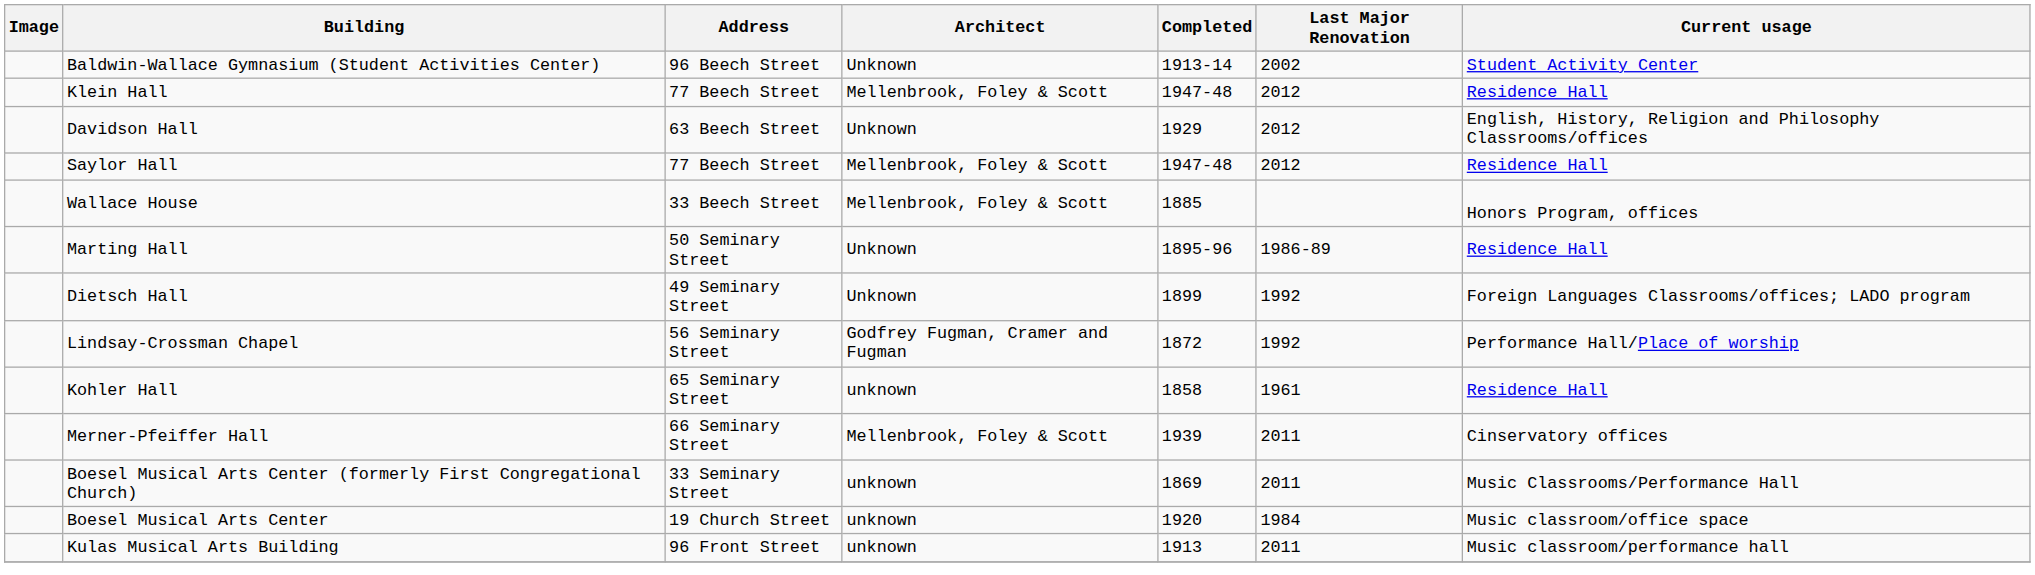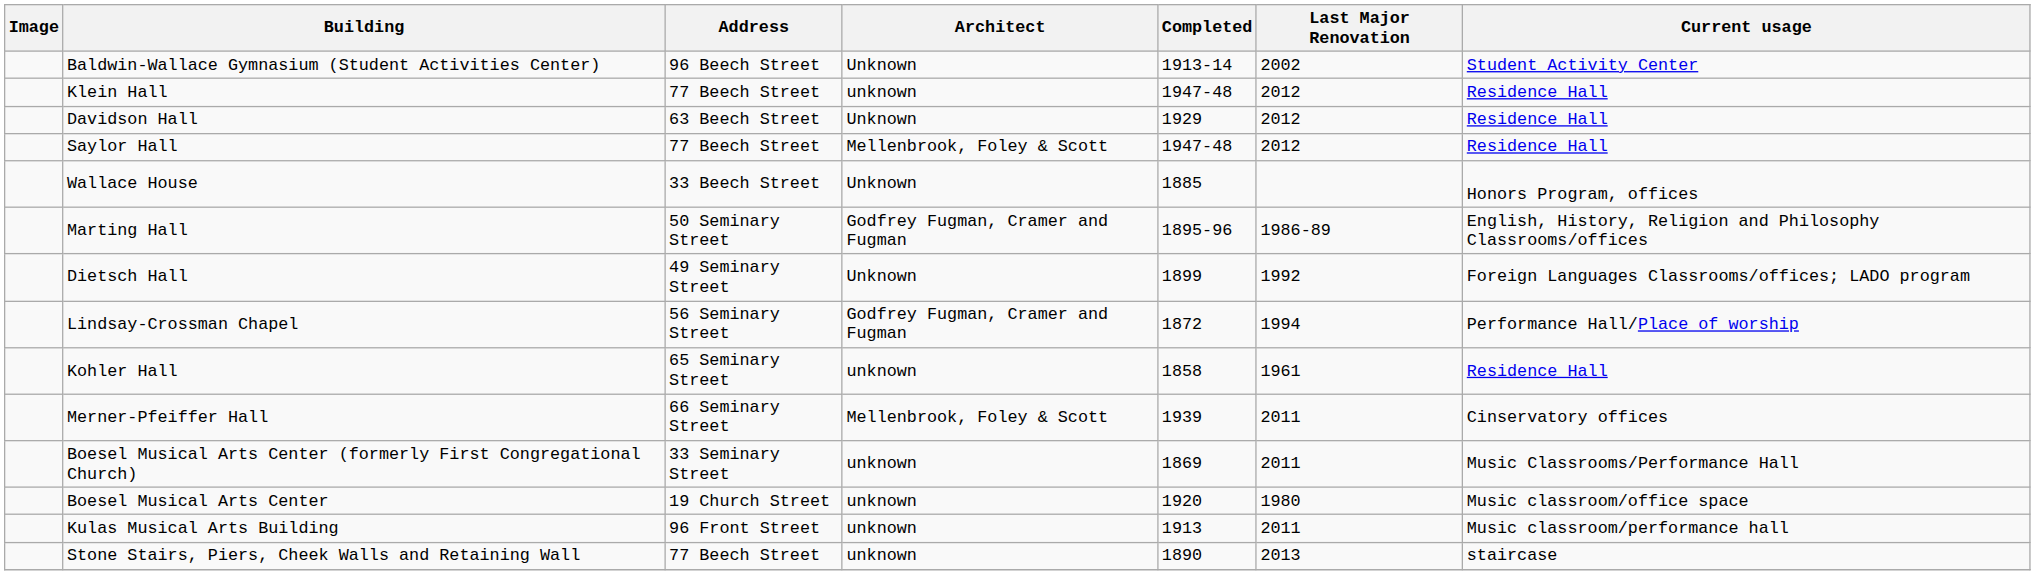(977, 92) Mellenbrook, Foley & Scott -> (882, 92) unknown
(1673, 129) English, History, Religion and Philosophy Classrooms/offices -> (1537, 120) Residence Hall
(977, 203) Mellenbrook, Foley & Scott -> (882, 184) Unknown
(882, 250) Unknown -> (977, 231) Godfrey Fugman, Cramer and Fugman
(1537, 250) Residence Hall -> (1673, 231) English, History, Religion and Philosophy Classrooms/offices
(1281, 343) 1992 -> (1281, 324) 1994
(1281, 520) 1984 -> (1281, 501) 1980
+ row: (324, 556)
